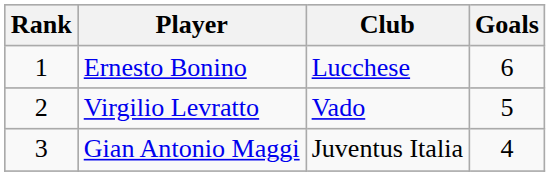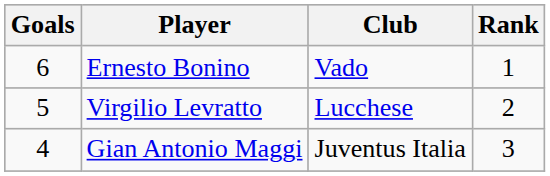columns swapped: (41, 25) <-> (507, 25)
(361, 66) Lucchese -> (341, 66) Vado
(338, 107) Vado -> (364, 107) Lucchese
